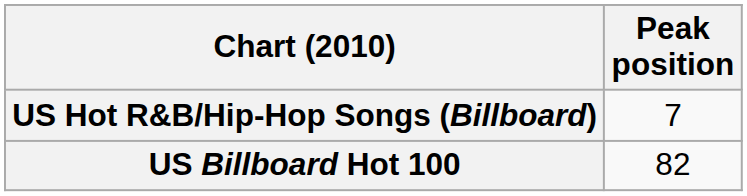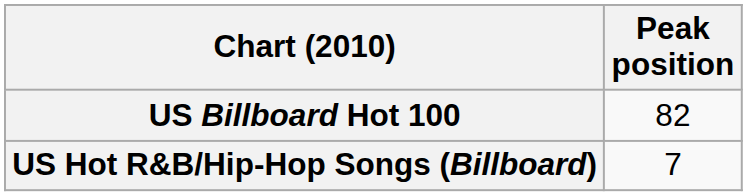rows swapped: (305, 164) <-> (305, 114)
